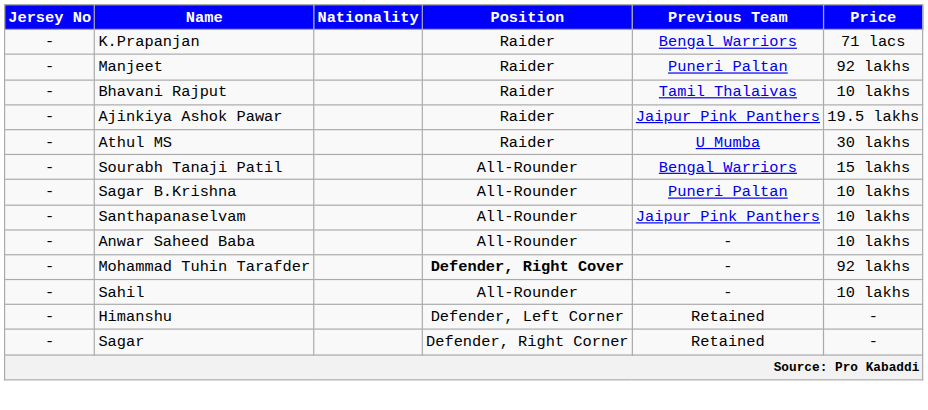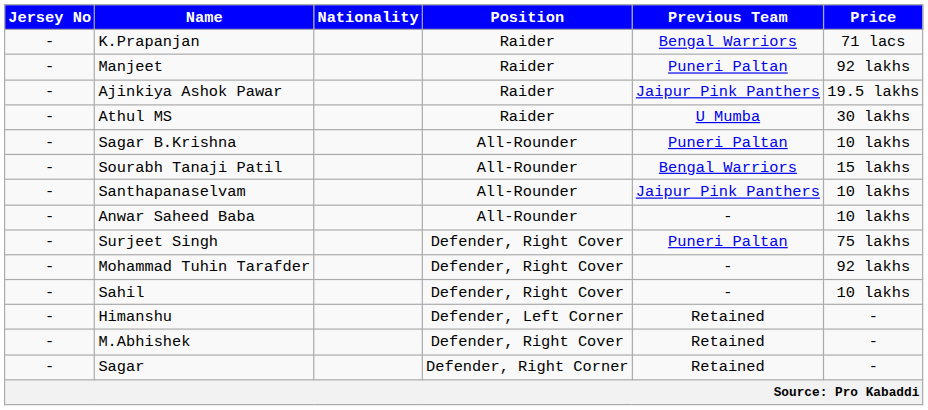- row: (163, 92)
rows swapped: (190, 167) <-> (167, 192)
+ row: (158, 242)
(527, 267) bold -> (527, 267) normal
(527, 292) All-Rounder -> (527, 292) Defender, Right Cover
+ row: (144, 342)
